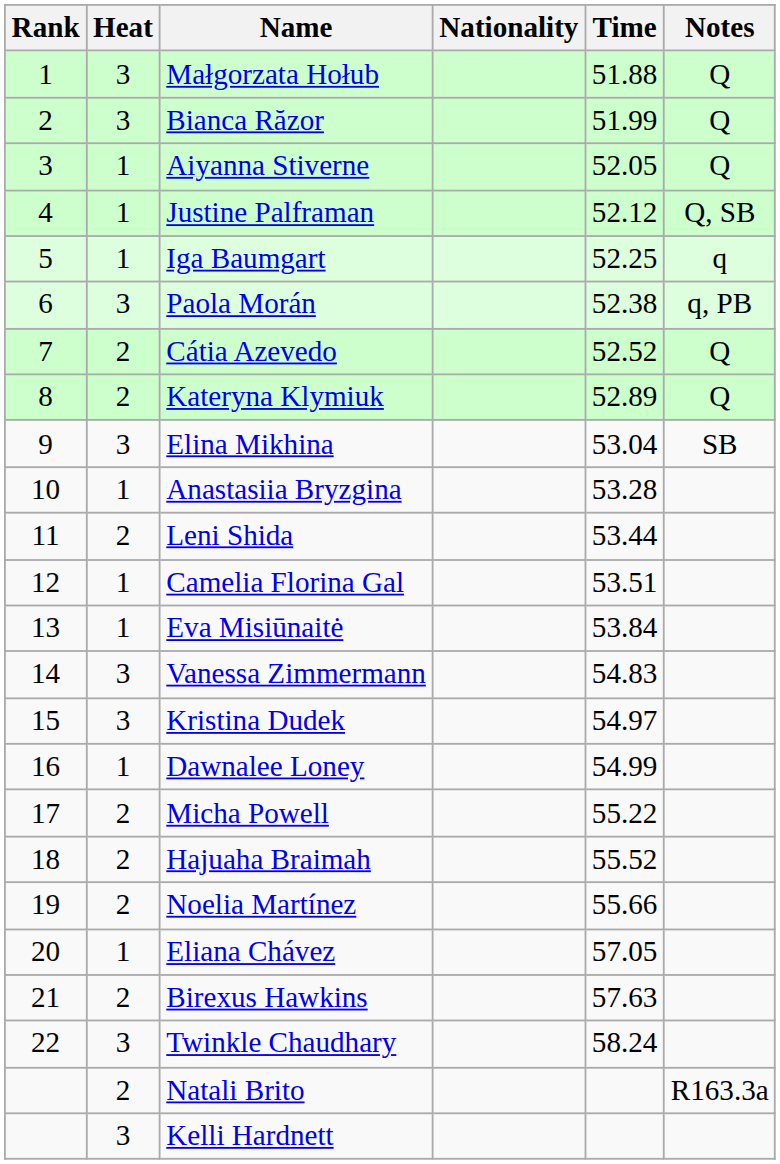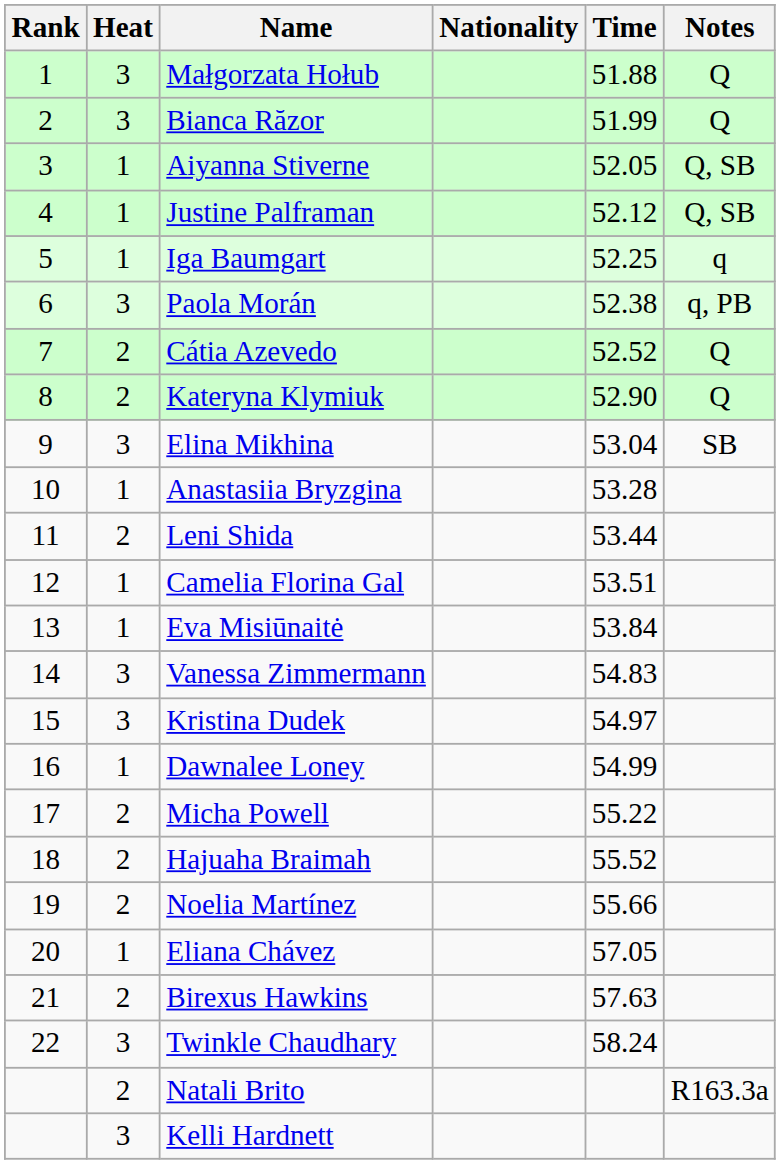(720, 166) Q -> (720, 166) Q, SB
(625, 397) 52.89 -> (625, 397) 52.90
